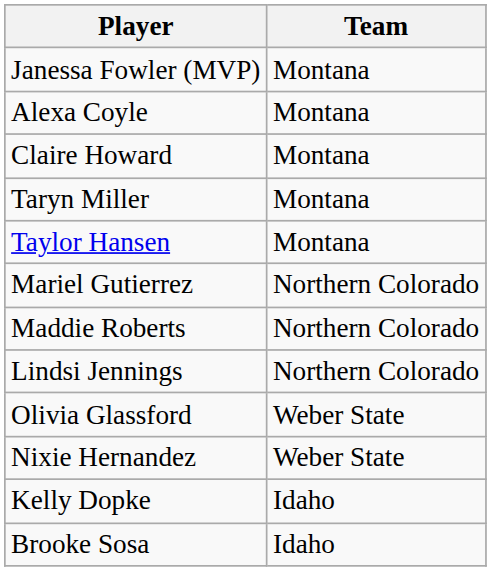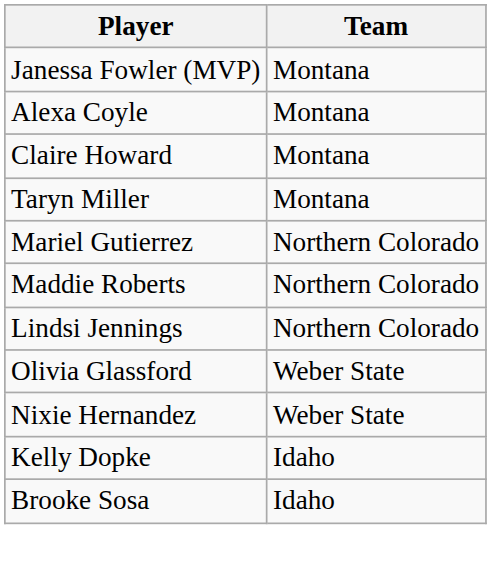- row: (91, 241)
